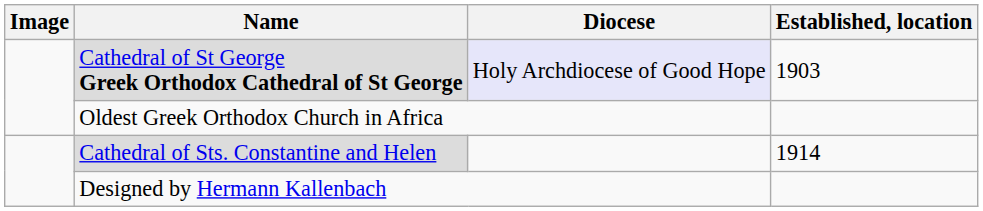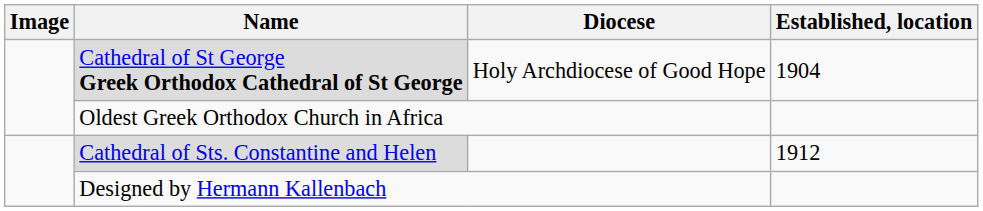(619, 69) lavender background -> (619, 69) no background
(798, 69) 1903 -> (798, 69) 1904
(798, 152) 1914 -> (798, 152) 1912
